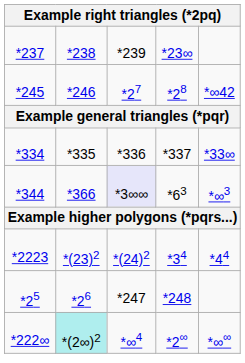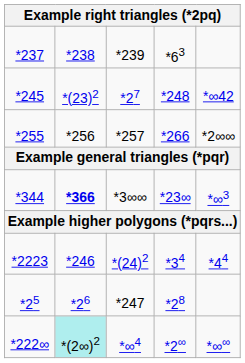(177, 53) *23∞ -> (175, 55) *63
(81, 92) *246 -> (80, 96) *(23)2
(177, 92) *28 -> (175, 96) *248
+ row: (30, 136)
- row: (30, 154)
(81, 194) normal -> (80, 197) bold
(131, 194) lavender background -> (130, 197) no background
(177, 194) *63 -> (175, 197) *23∞
(81, 257) *(23)2 -> (80, 261) *246
(177, 299) *248 -> (175, 303) *28
